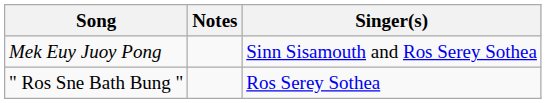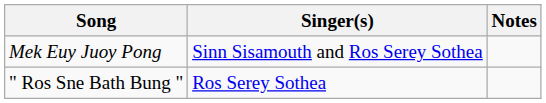columns swapped: (392, 20) <-> (215, 20)
